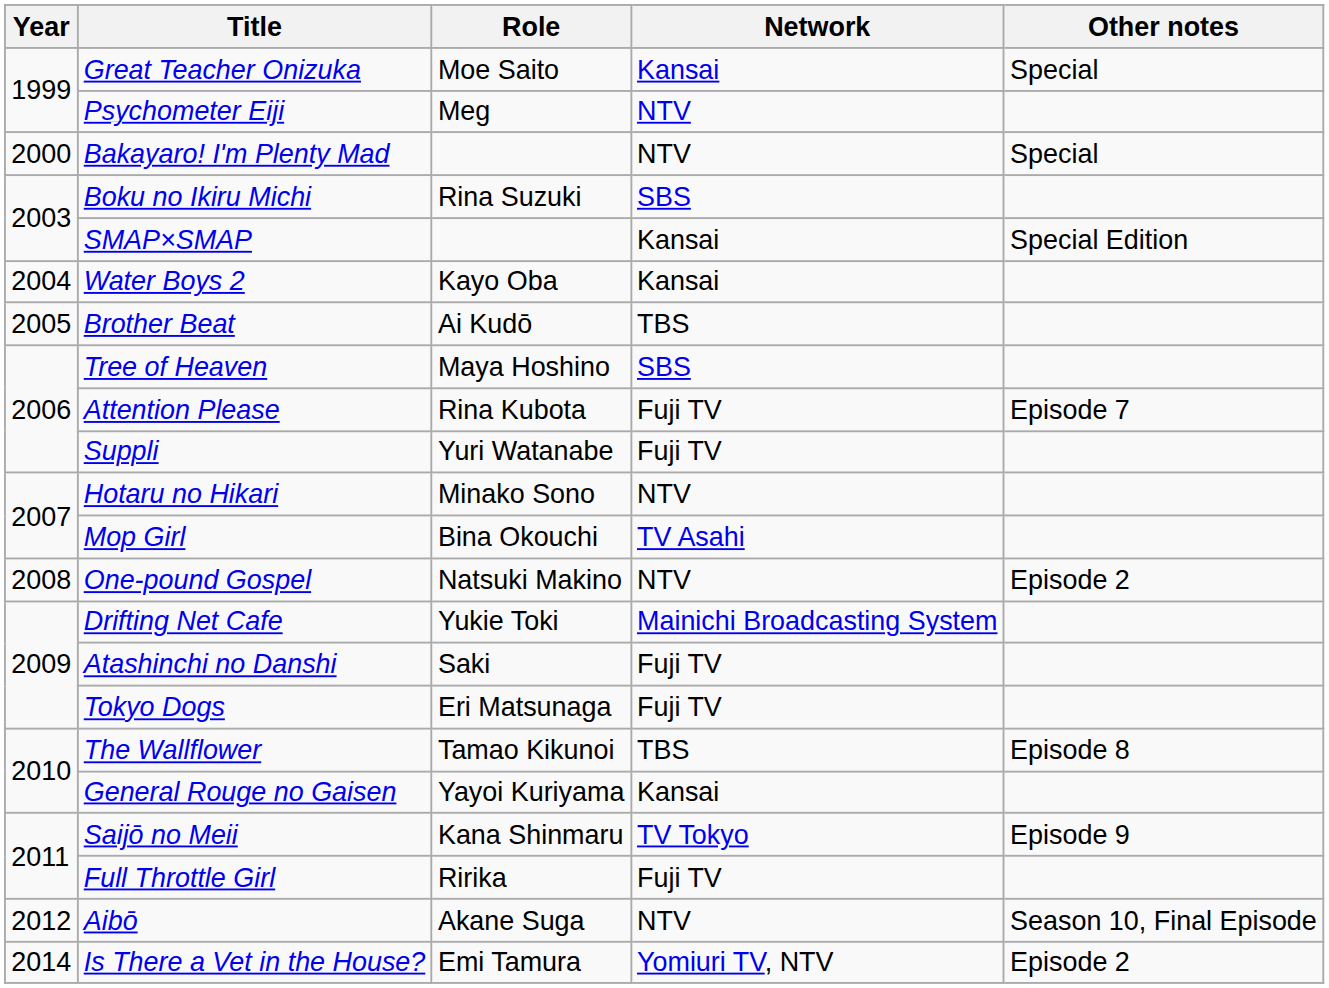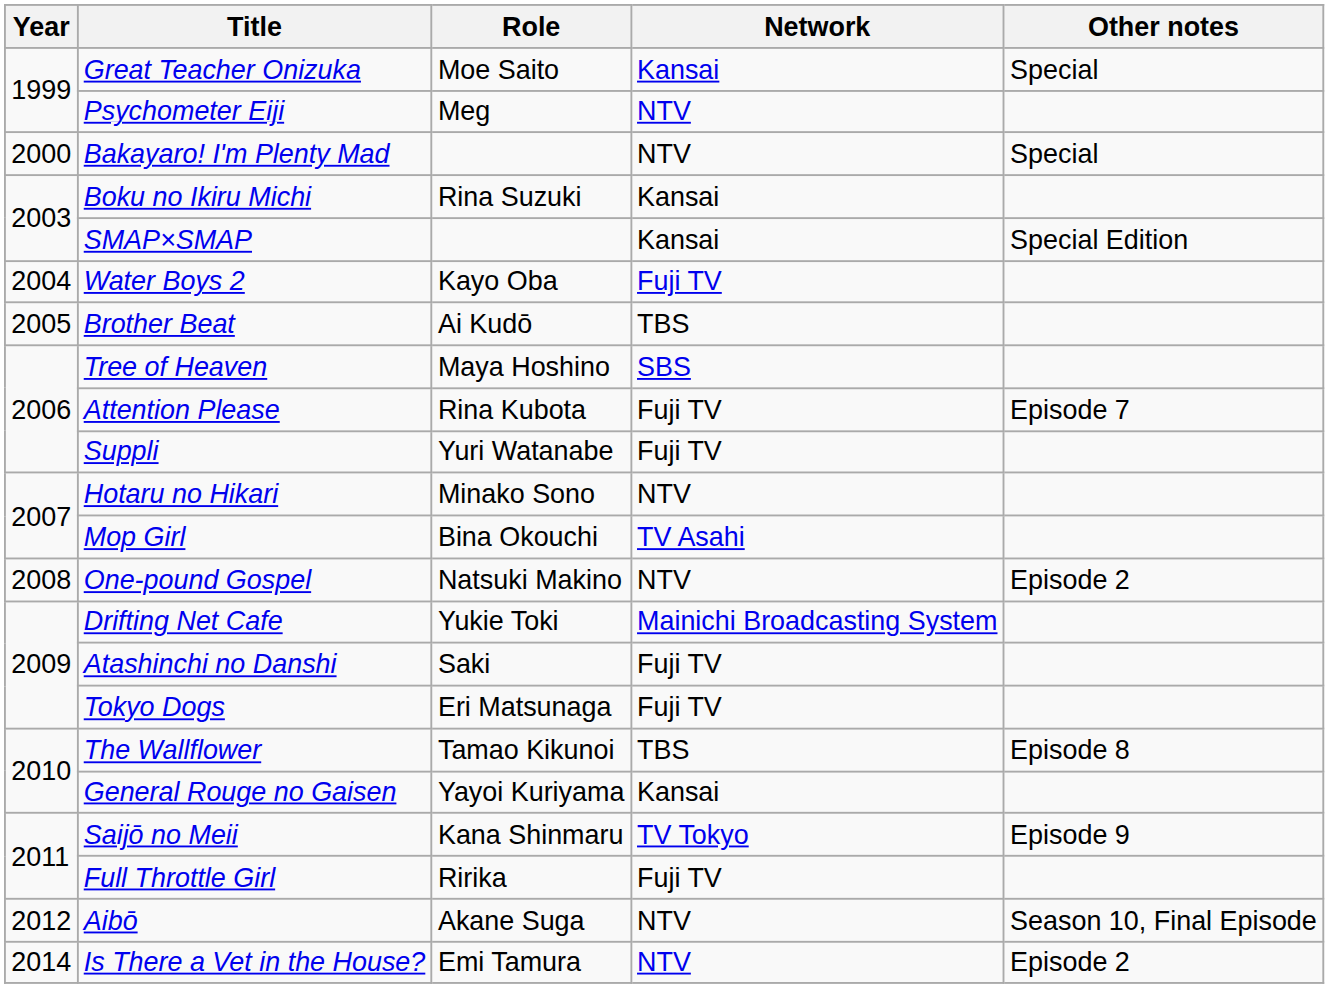(664, 197) SBS -> (678, 197) Kansai
(678, 282) Kansai -> (679, 282) Fuji TV
(735, 963) Yomiuri TV, NTV -> (664, 963) NTV
